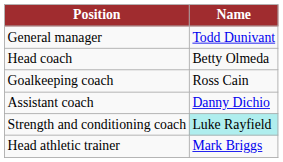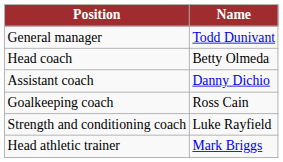rows swapped: (51, 102) <-> (61, 80)
(232, 124) paleturquoise background -> (232, 124) no background
